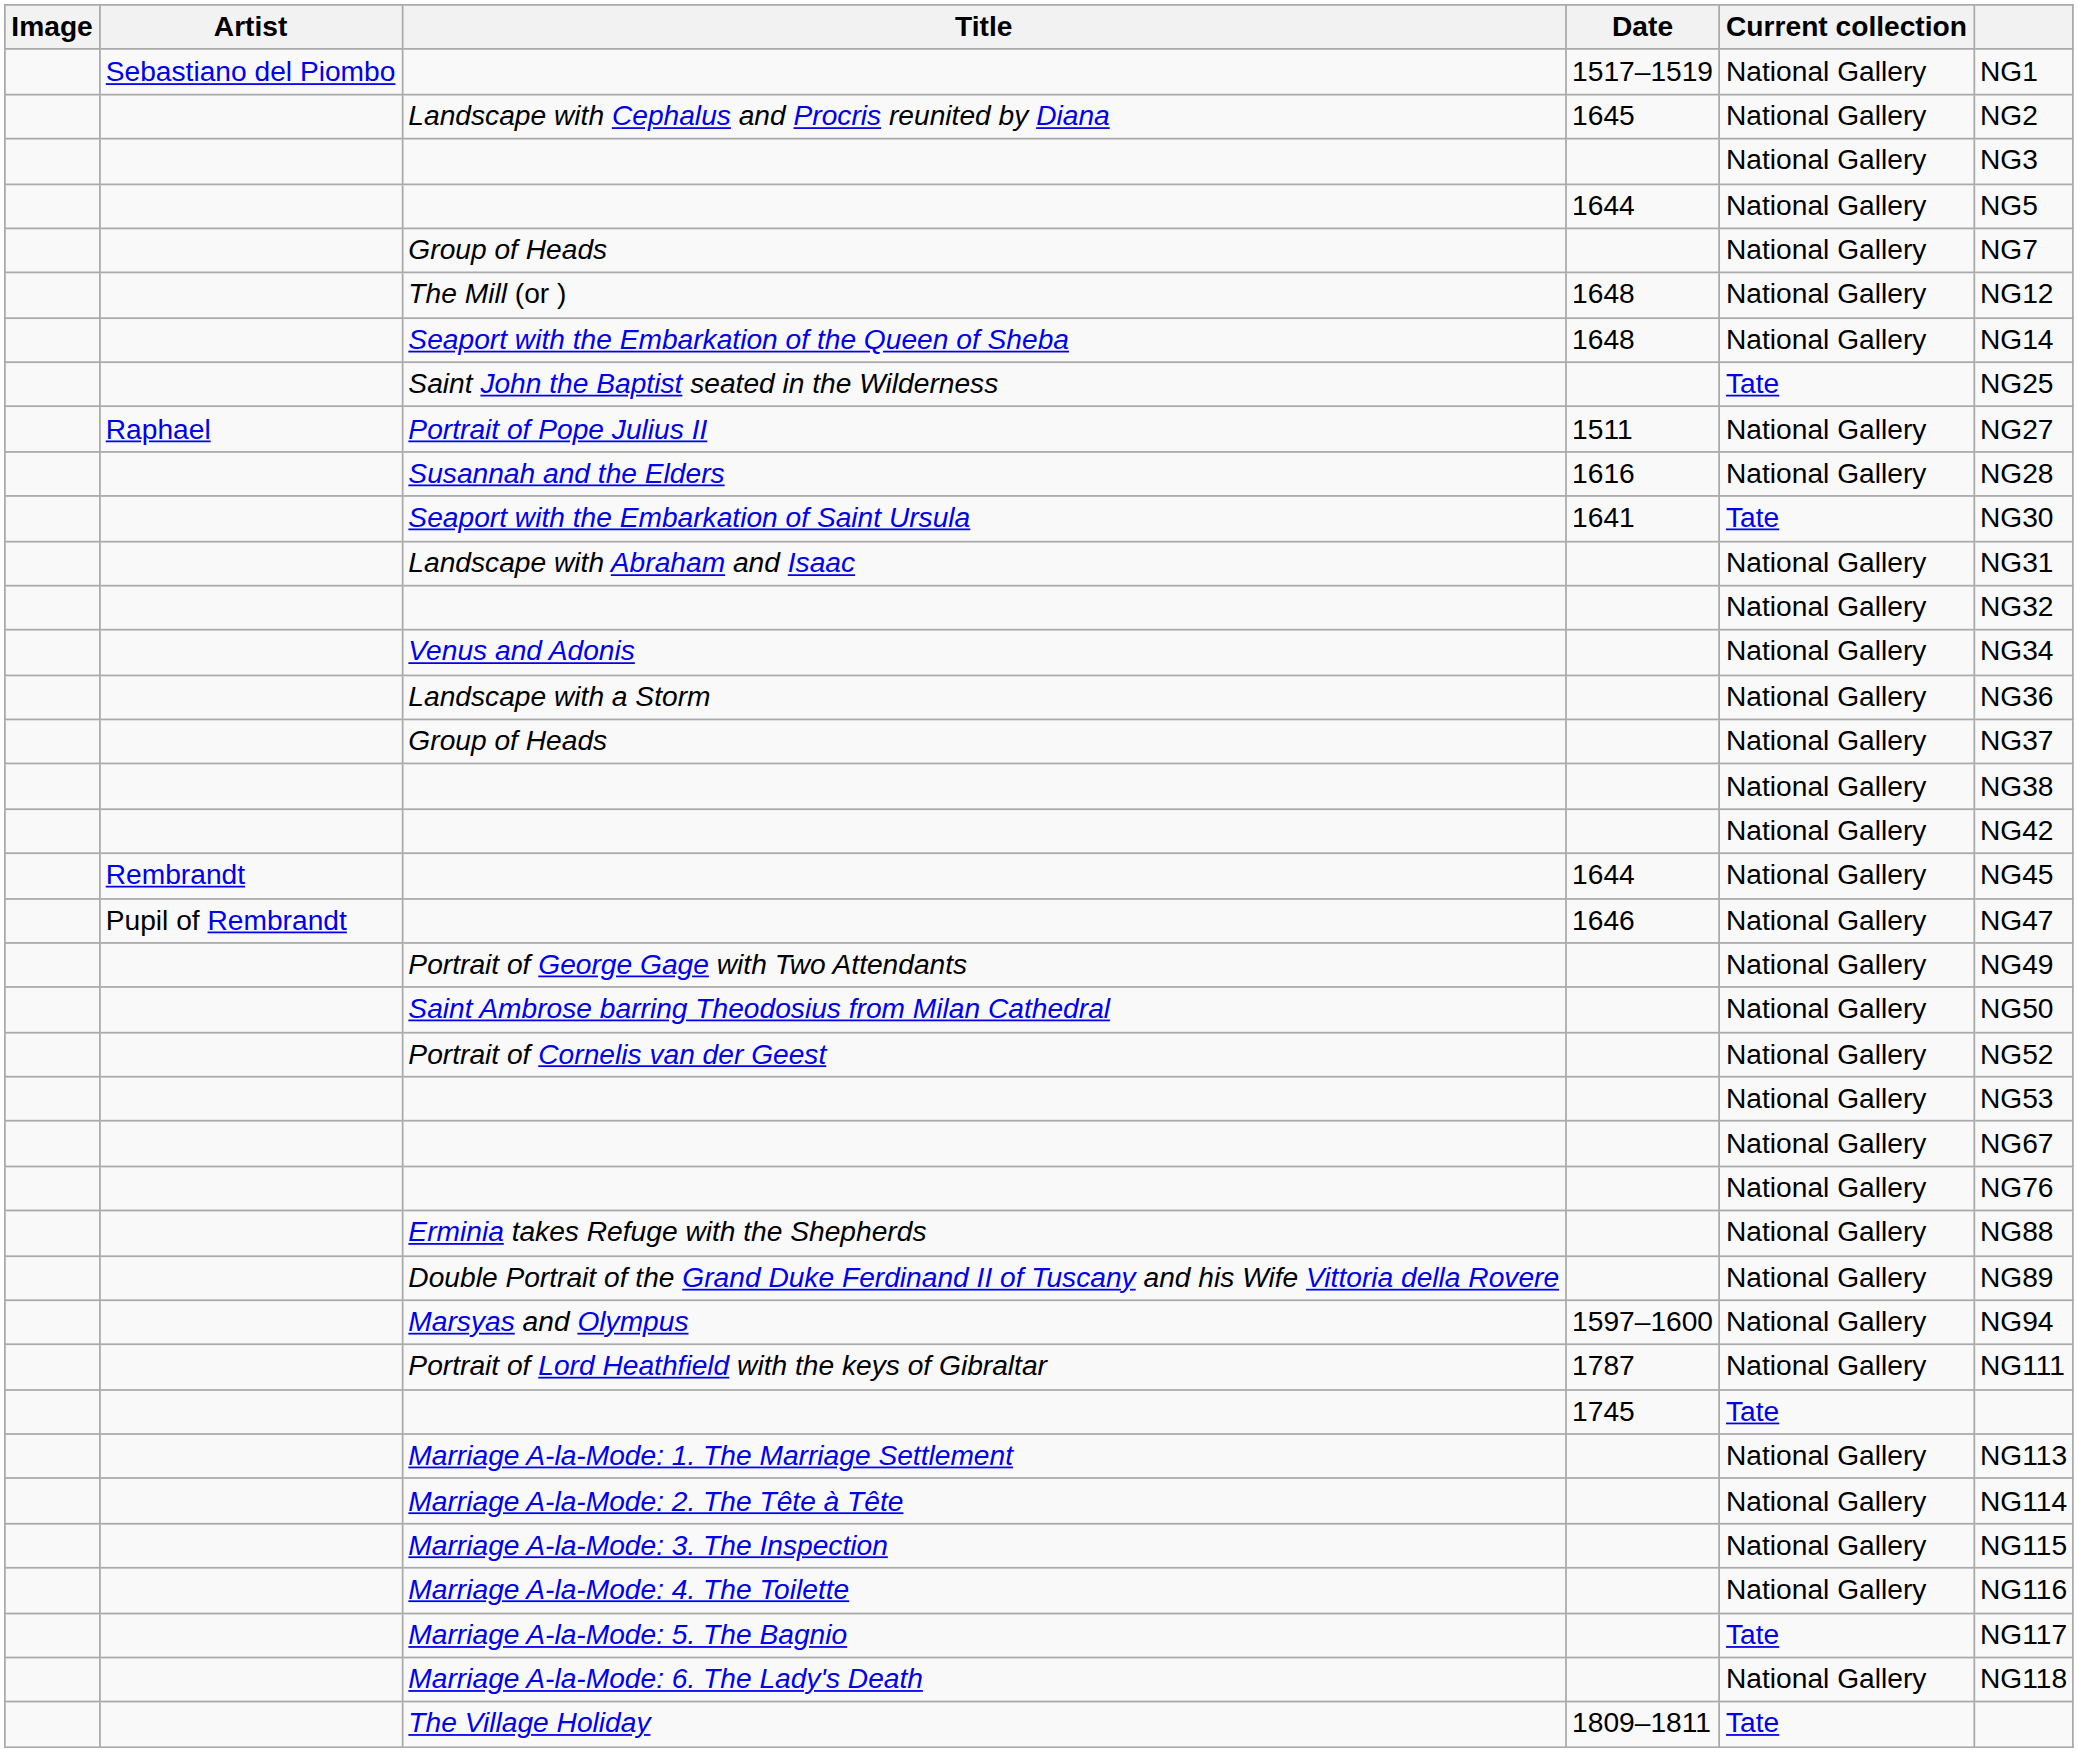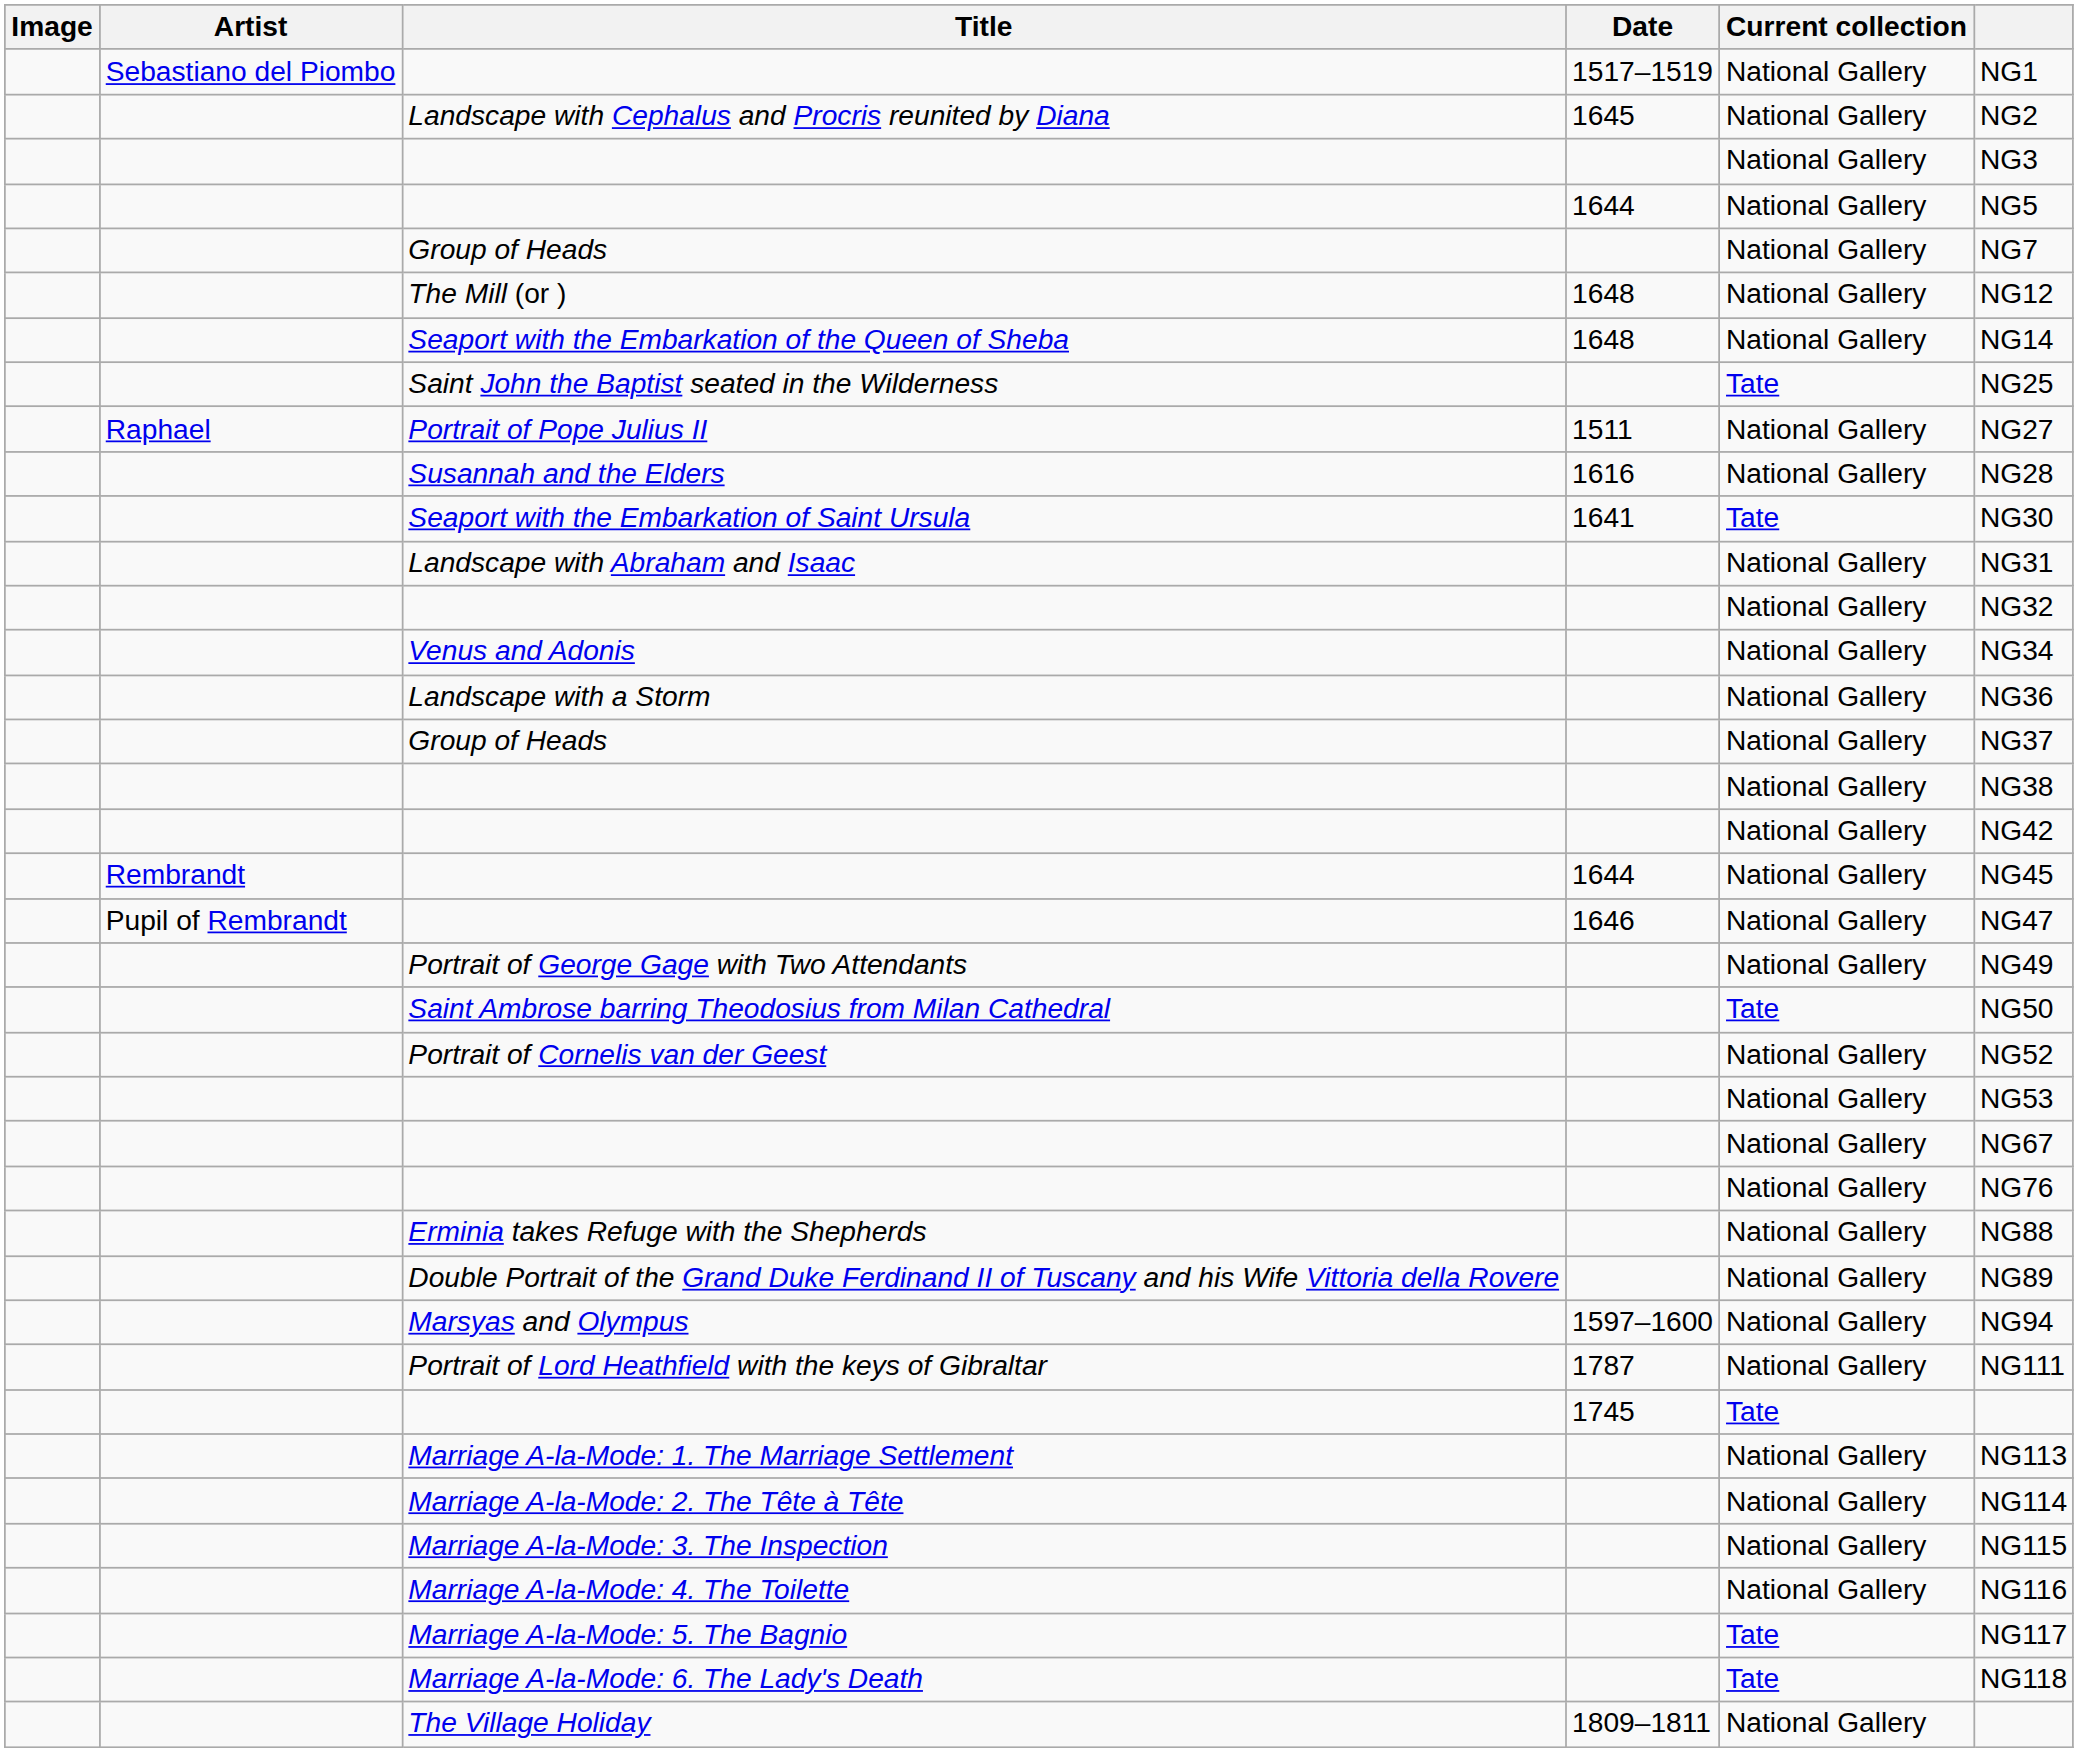(1826, 1009) National Gallery -> (1753, 1009) Tate
(1826, 1679) National Gallery -> (1753, 1679) Tate
(1753, 1723) Tate -> (1826, 1723) National Gallery
